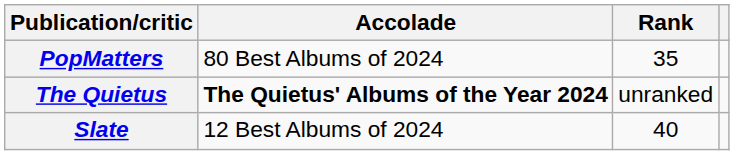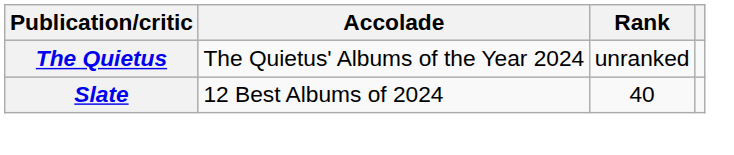- row: (101, 58)
(406, 94) bold -> (394, 58) normal
